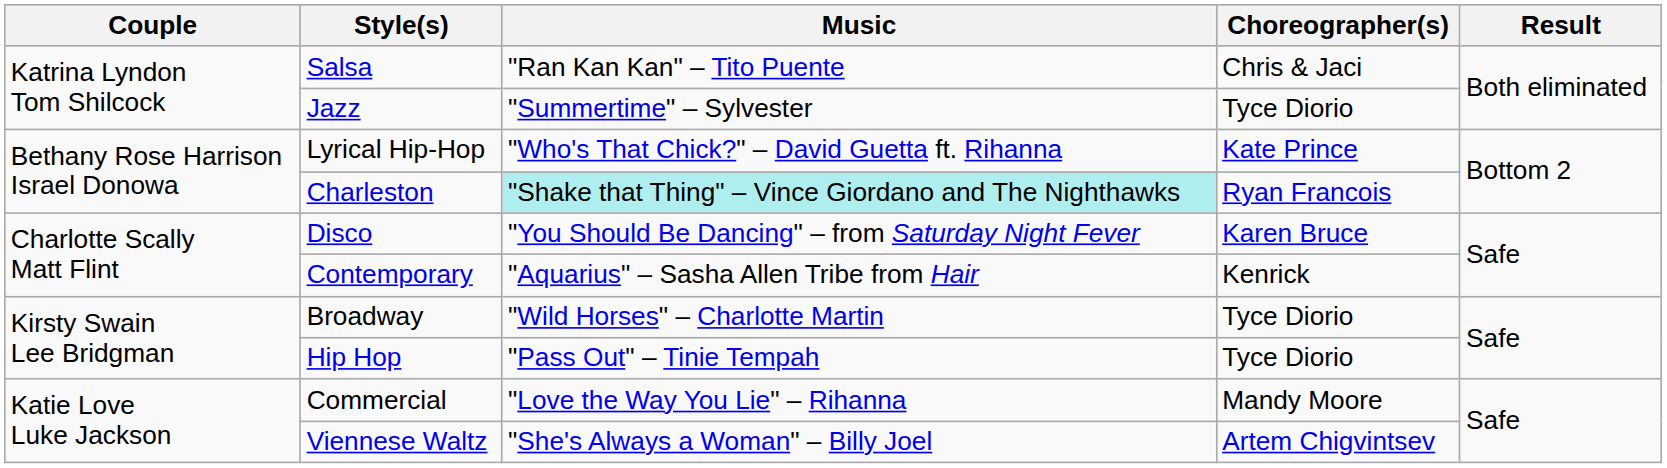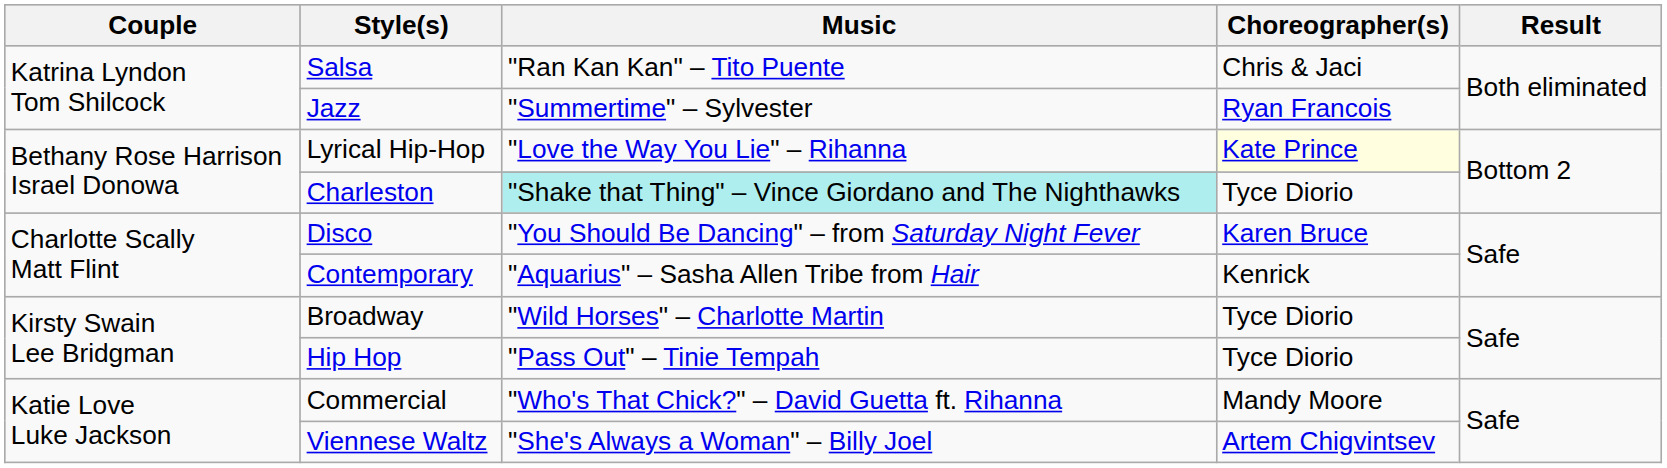(1288, 108) Tyce Diorio -> (1307, 108) Ryan Francois
(785, 150) "Who's That Chick?" – David Guetta ft. Rihanna -> (707, 150) "Love the Way You Lie" – Rihanna
(1290, 150) no background -> (1290, 150) lightyellow background
(1307, 191) Ryan Francois -> (1288, 191) Tyce Diorio
(707, 399) "Love the Way You Lie" – Rihanna -> (785, 399) "Who's That Chick?" – David Guetta ft. Rihanna
